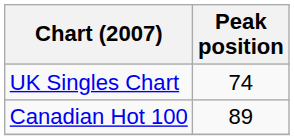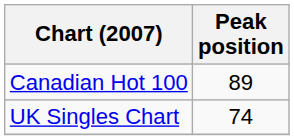rows swapped: (99, 116) <-> (94, 81)
